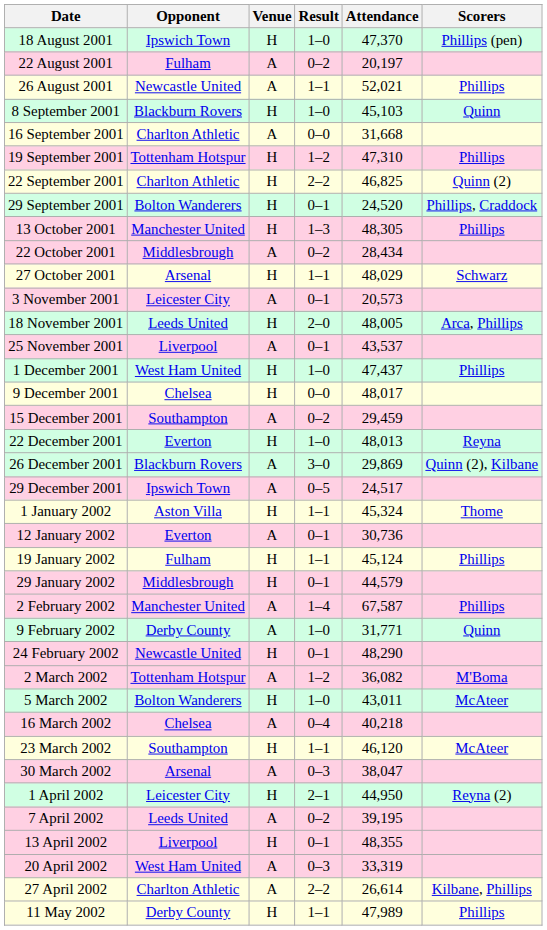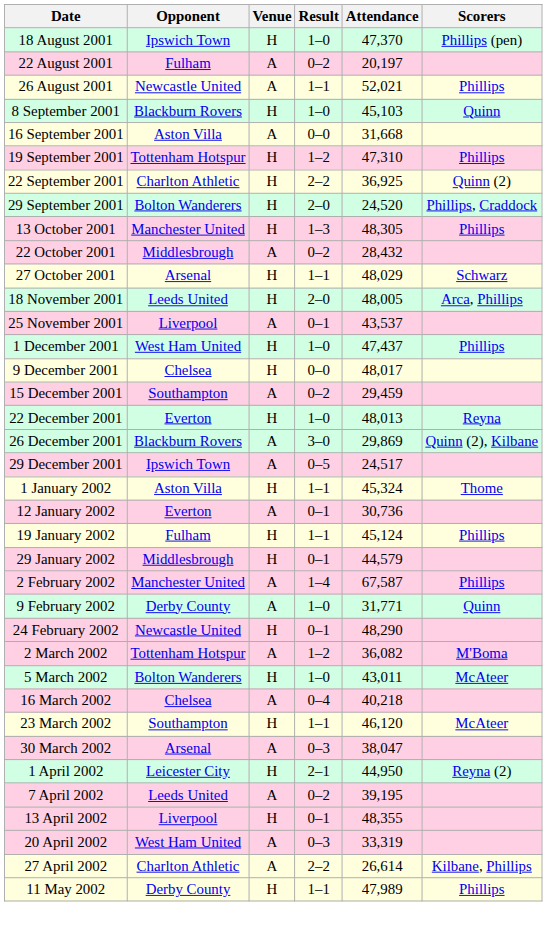(188, 134) Charlton Athletic -> (188, 134) Aston Villa
(382, 181) 46,825 -> (382, 181) 36,925
(319, 205) 0–1 -> (319, 205) 2–0
(382, 252) 28,434 -> (382, 252) 28,432
- row: (66, 299)
